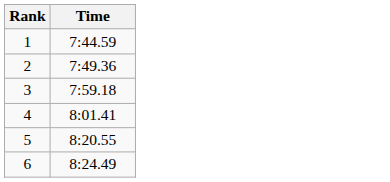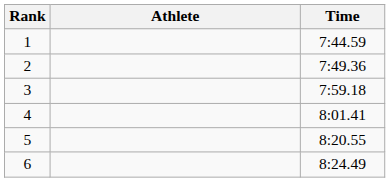+ column: (175, 16)
